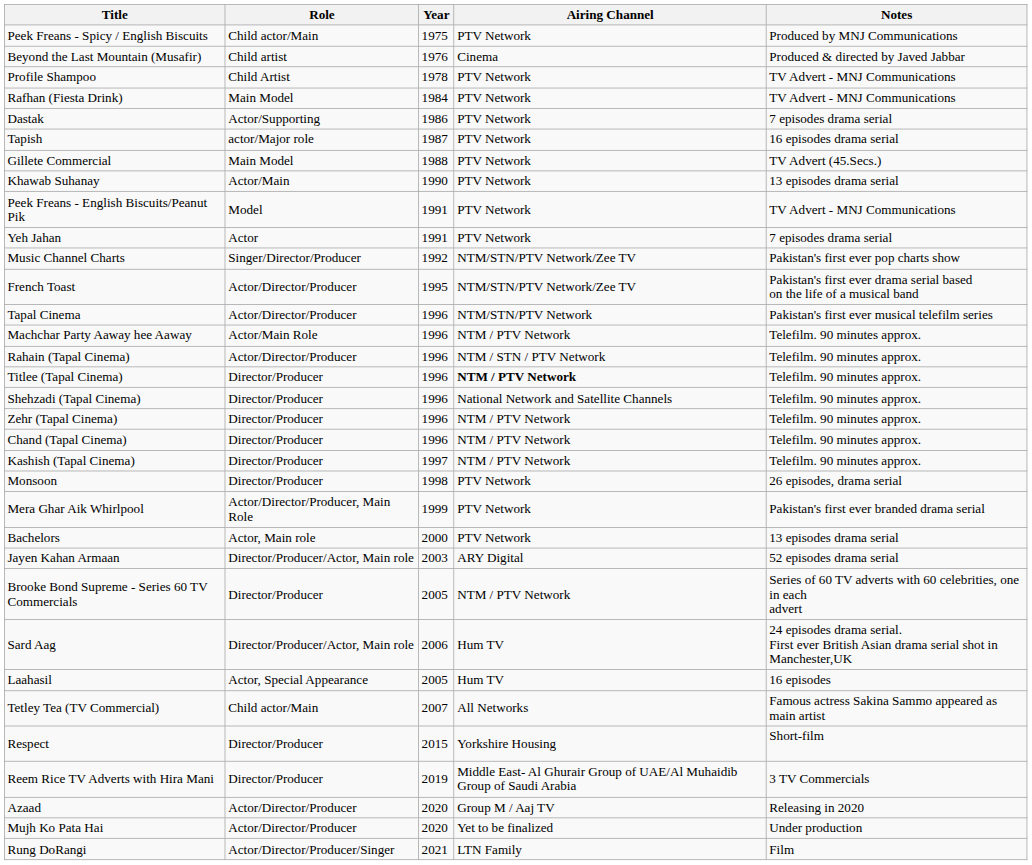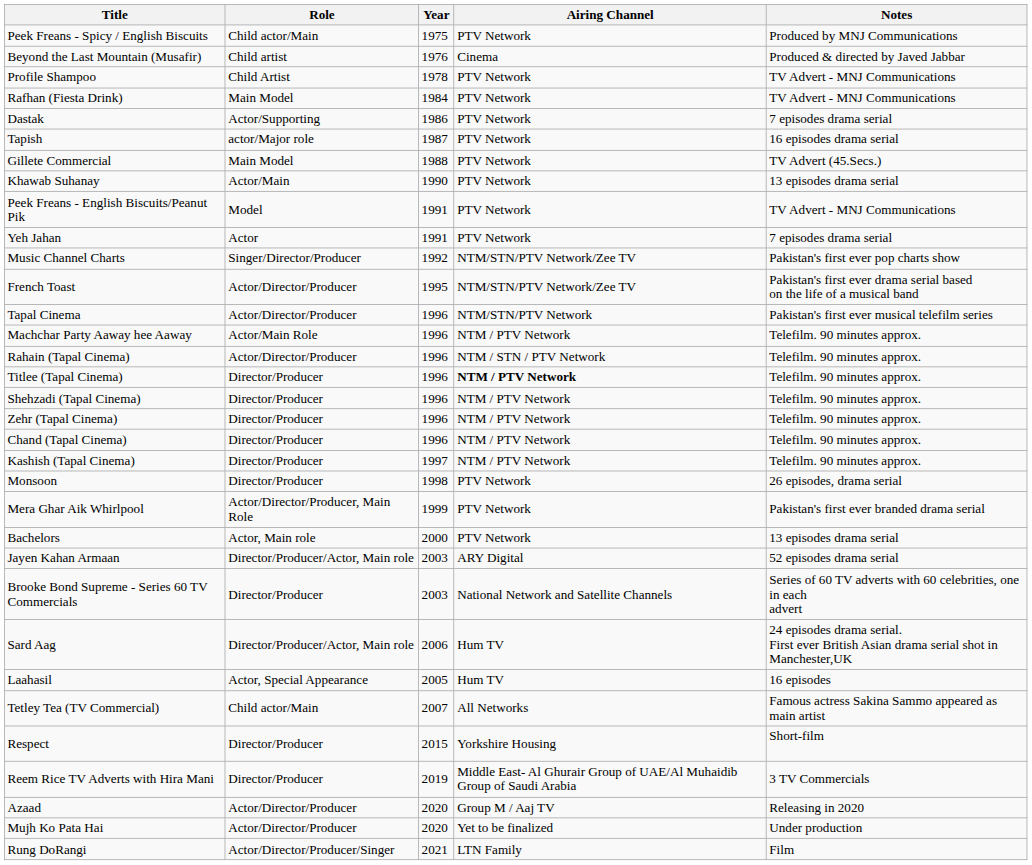(565, 398) National Network and Satellite Channels -> (515, 398) NTM / PTV Network
(435, 594) 2005 -> (435, 594) 2003
(515, 594) NTM / PTV Network -> (565, 594) National Network and Satellite Channels
